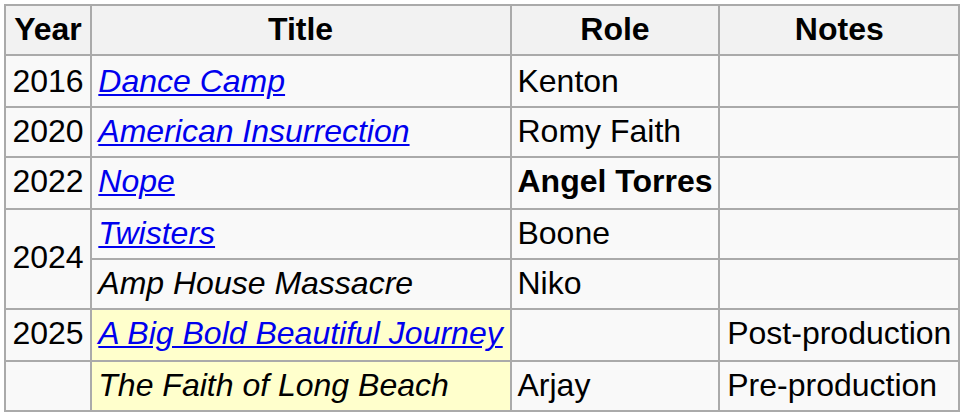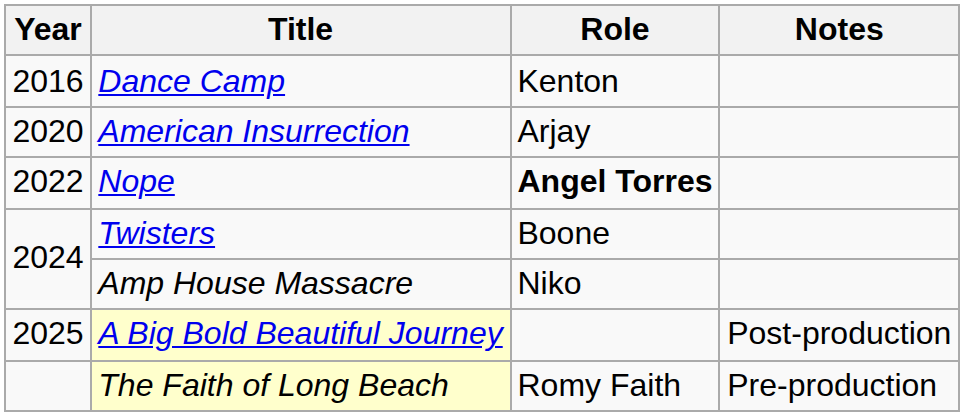(599, 131) Romy Faith -> (554, 131) Arjay
(554, 385) Arjay -> (599, 385) Romy Faith
